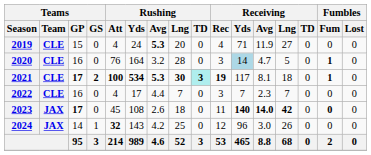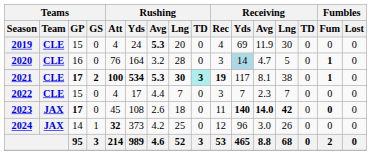(242, 45) 71 -> (242, 45) 69
(287, 45) 27 -> (287, 45) 30
(287, 77) 18 -> (287, 77) 38
(77, 93) 16 -> (77, 93) 15
(136, 126) 143 -> (136, 126) 373
